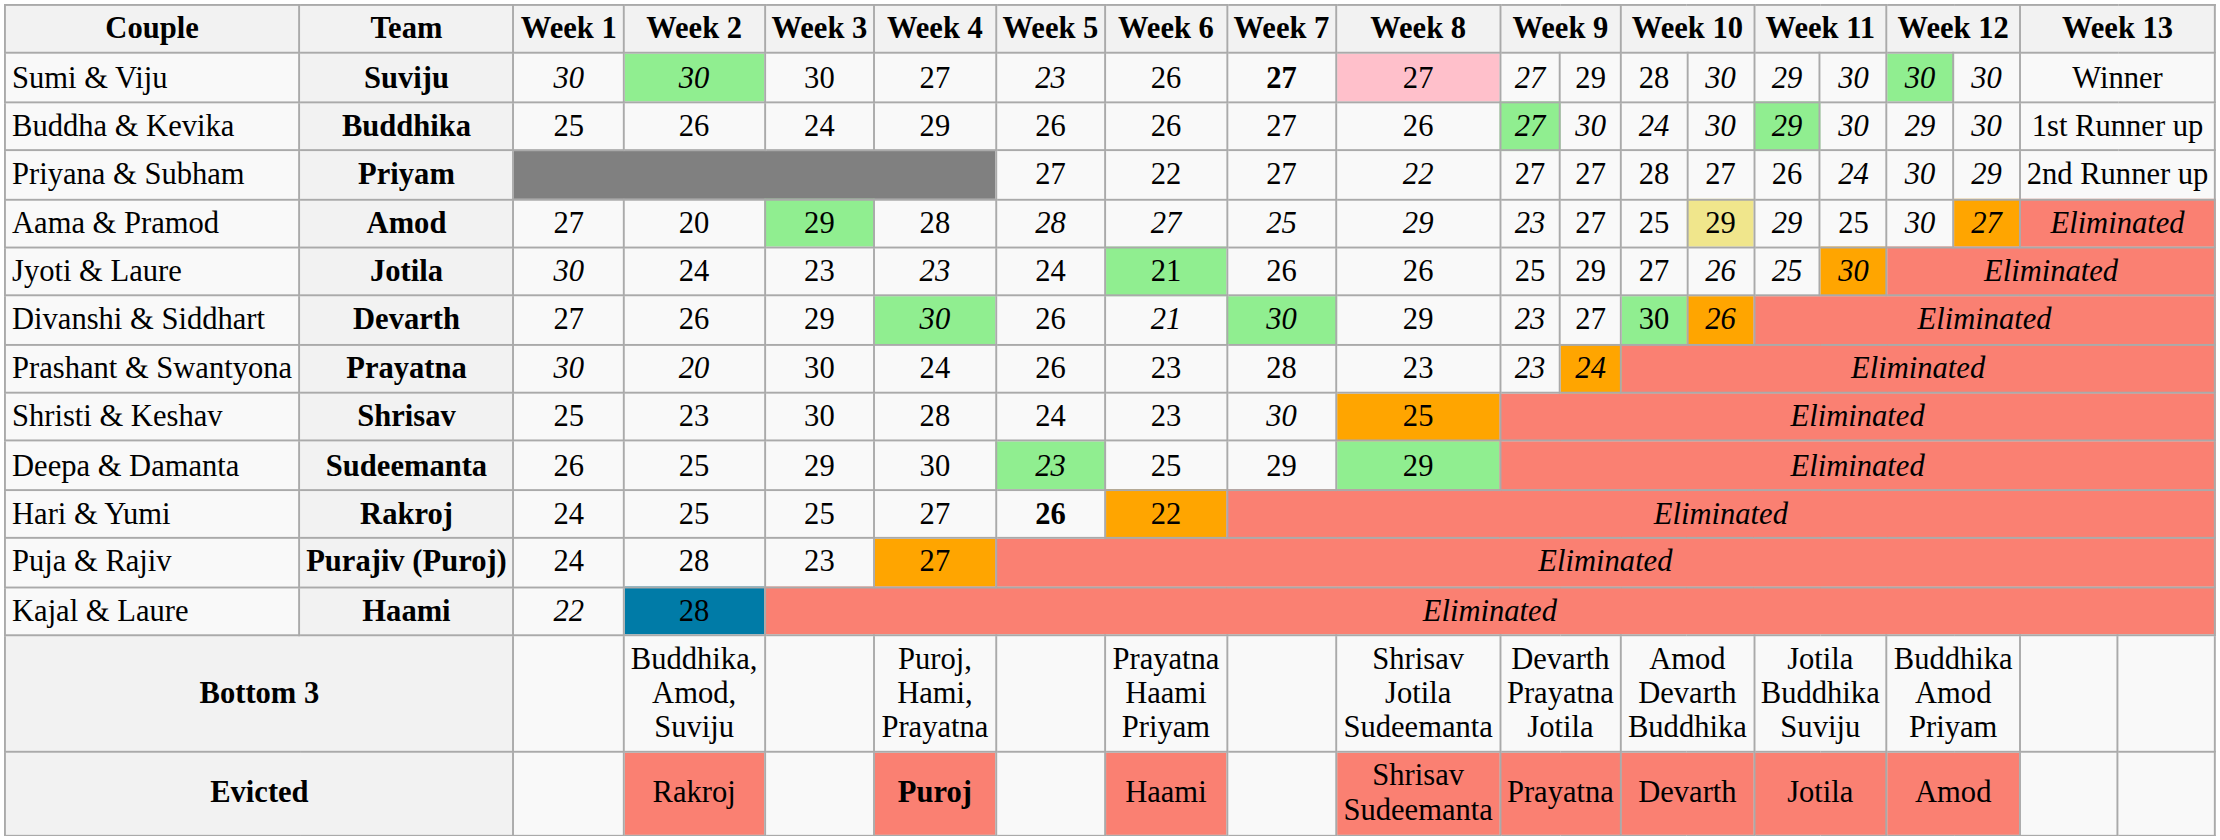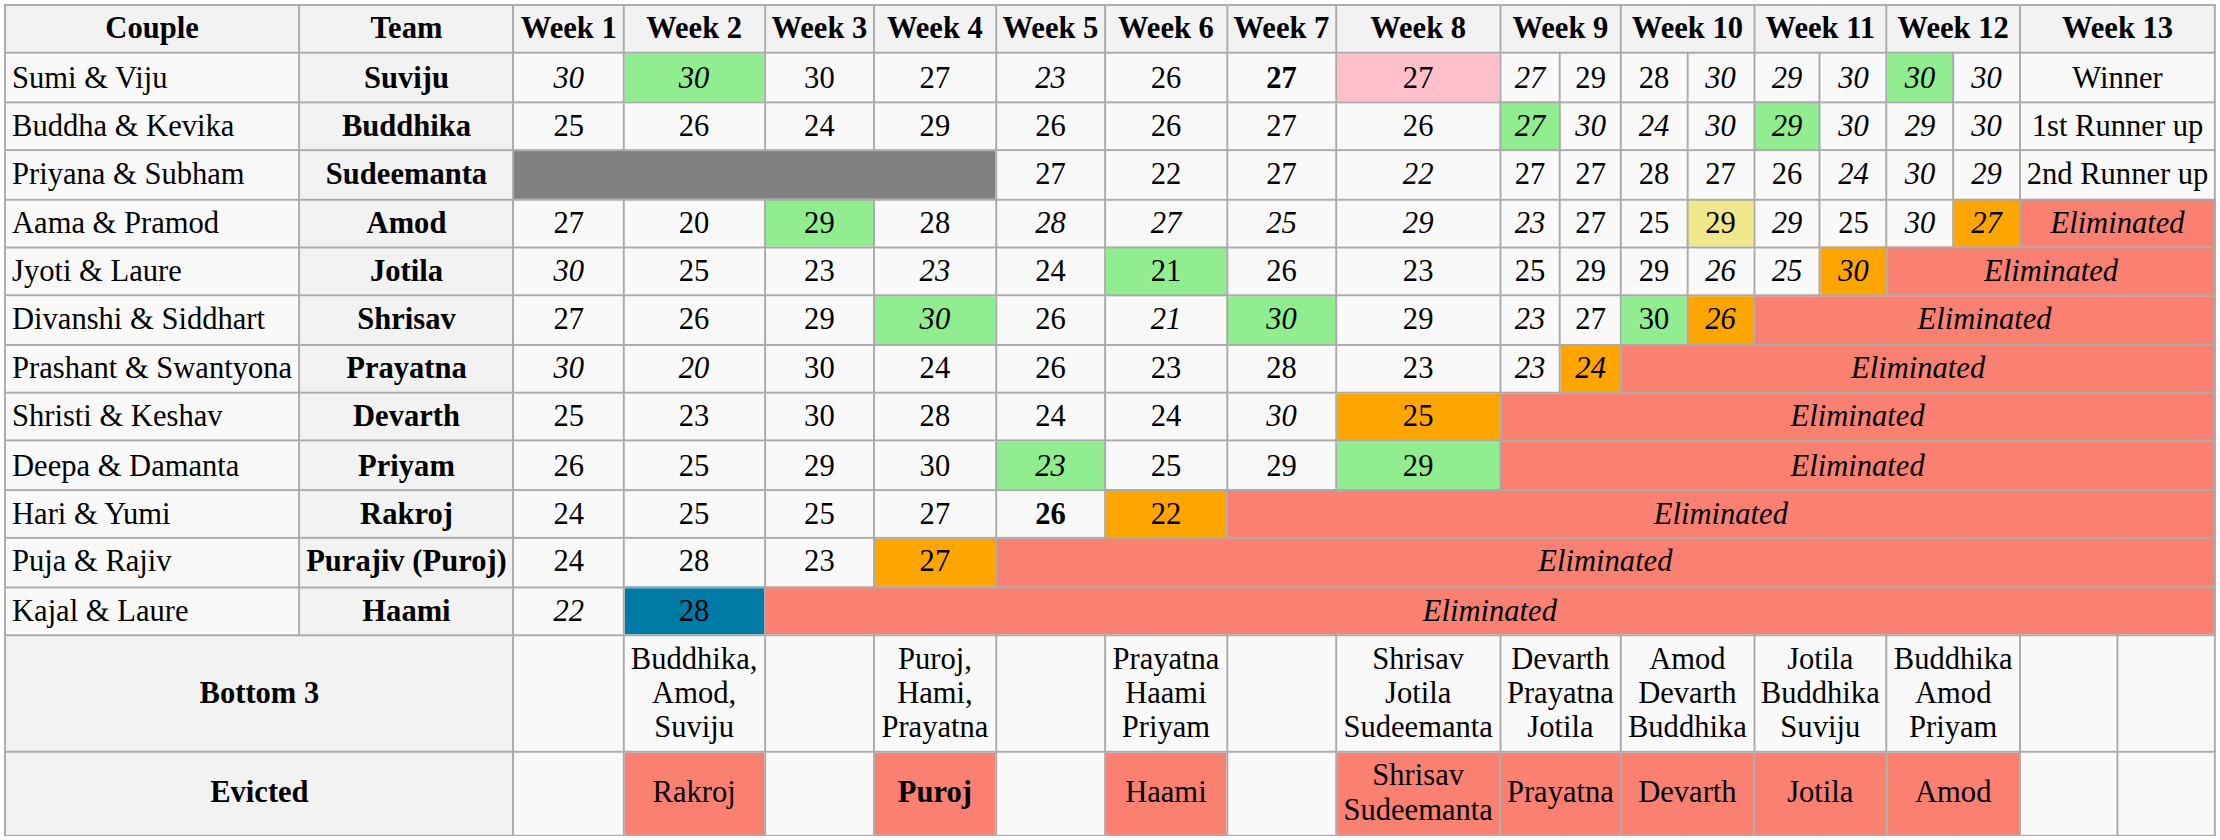(406, 174) Priyam -> (406, 174) Sudeemanta
(694, 271) 24 -> (694, 271) 25
(1418, 271) 26 -> (1418, 271) 23
(1654, 271) 27 -> (1654, 271) 29
(406, 319) Devarth -> (406, 319) Shrisav
(406, 416) Shrisav -> (406, 416) Devarth
(1166, 416) 23 -> (1166, 416) 24
(406, 464) Sudeemanta -> (406, 464) Priyam
